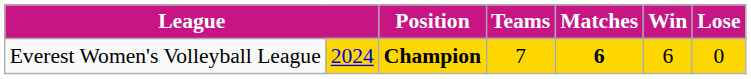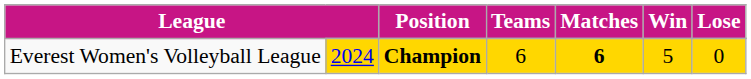(521, 55) 7 -> (521, 55) 6
(668, 55) 6 -> (668, 55) 5
